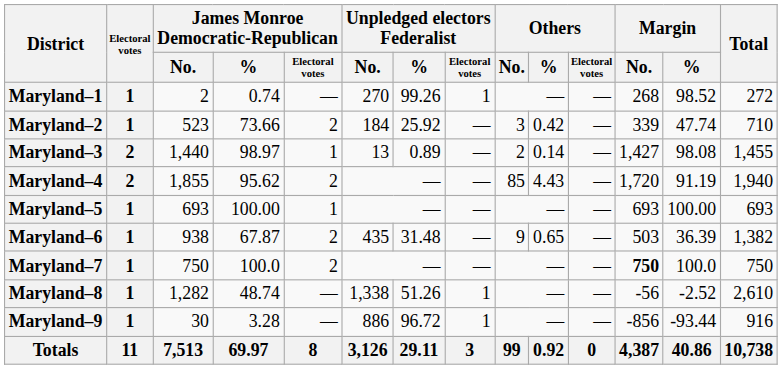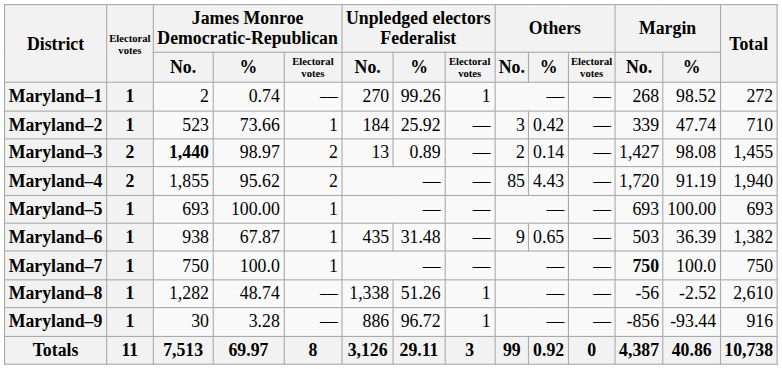(333, 124) 2 -> (333, 124) 1
(189, 152) normal -> (189, 152) bold
(333, 152) 1 -> (333, 152) 2
(333, 237) 2 -> (333, 237) 1
(333, 265) 2 -> (333, 265) 1
